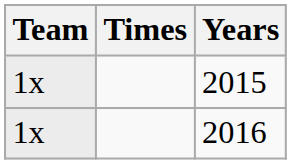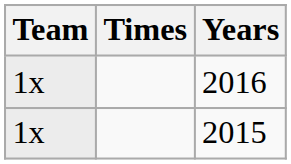rows swapped: (234, 81) <-> (234, 132)
